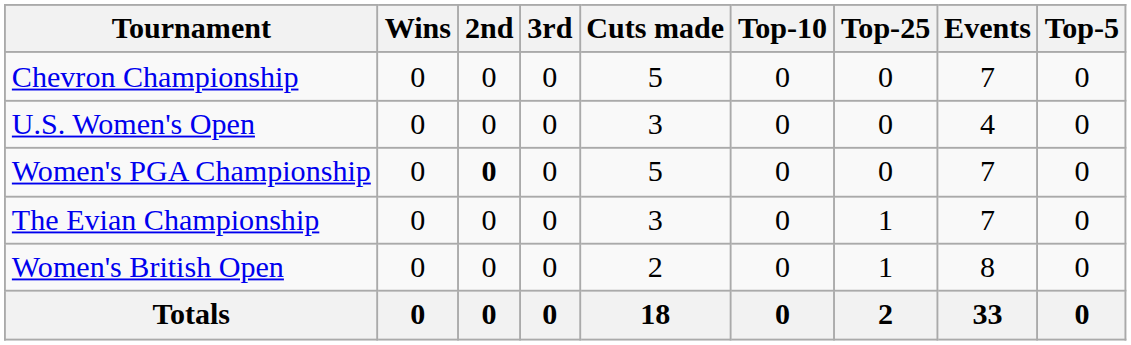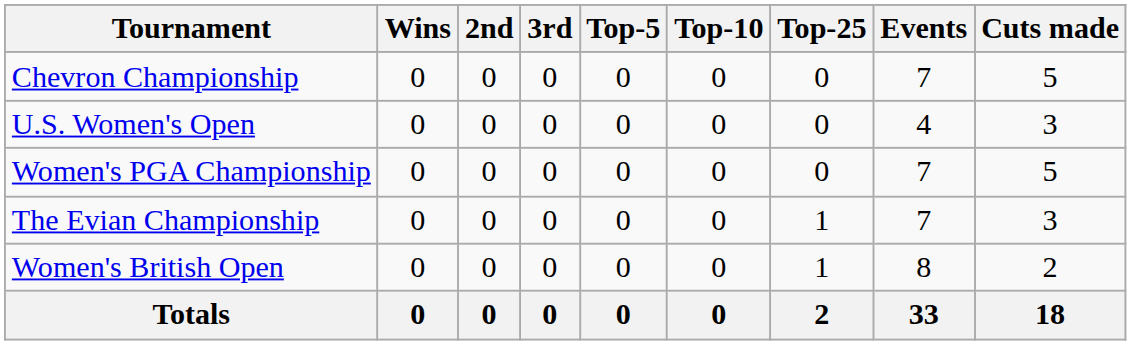columns swapped: (1082, 28) <-> (655, 28)
(489, 171) bold -> (489, 171) normal
